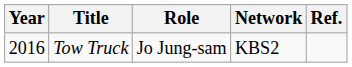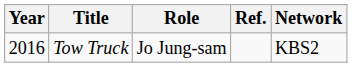columns swapped: (269, 18) <-> (326, 18)
